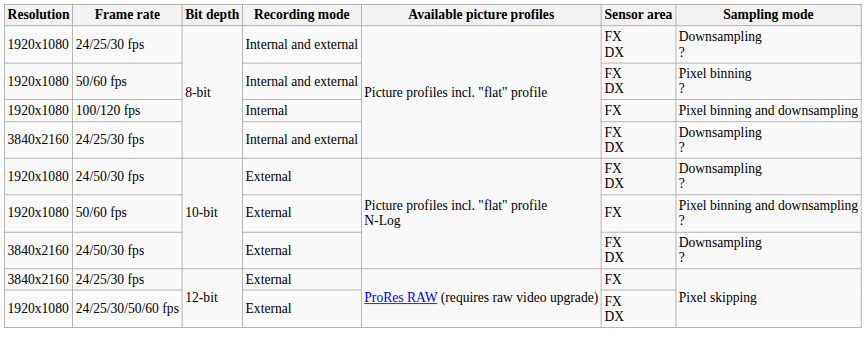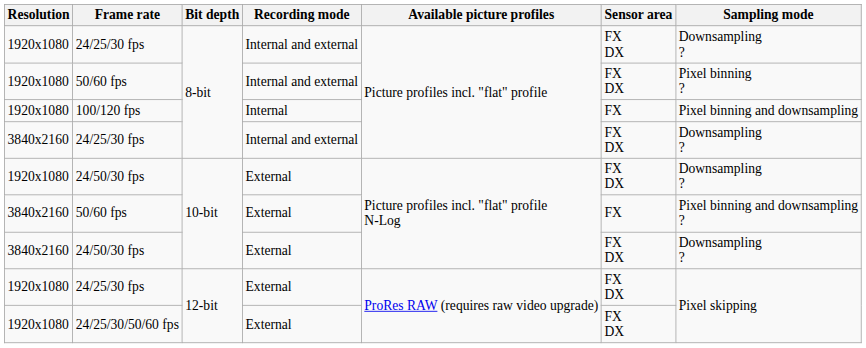(38, 213) 1920x1080 -> (38, 213) 3840x2160
(38, 279) 3840x2160 -> (38, 287) 1920x1080
(613, 279) FX -> (614, 287) FX DX
